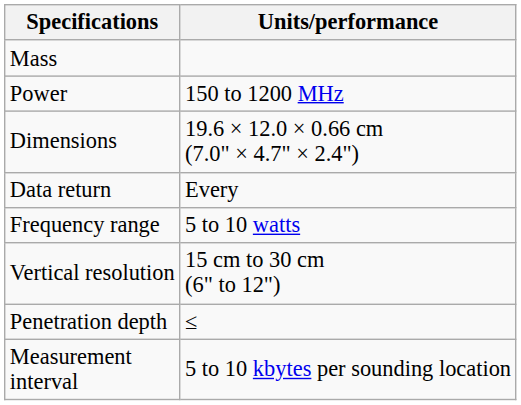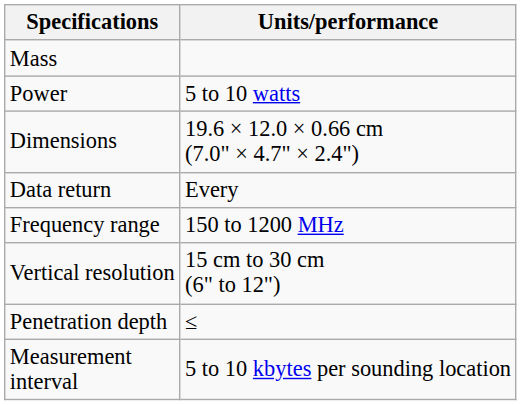(264, 93) 150 to 1200 MHz -> (243, 93) 5 to 10 watts
(243, 225) 5 to 10 watts -> (264, 225) 150 to 1200 MHz
